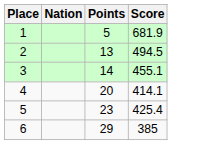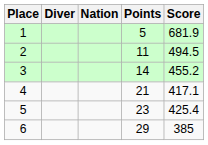+ column: (60, 14)
(107, 52) 13 -> (143, 52) 11
(148, 71) 455.1 -> (184, 71) 455.2
(107, 91) 20 -> (143, 91) 21
(148, 91) 414.1 -> (184, 91) 417.1
